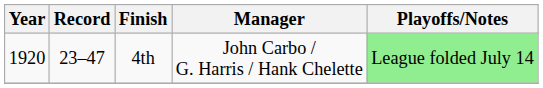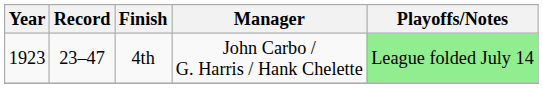(27, 58) 1920 -> (27, 58) 1923
